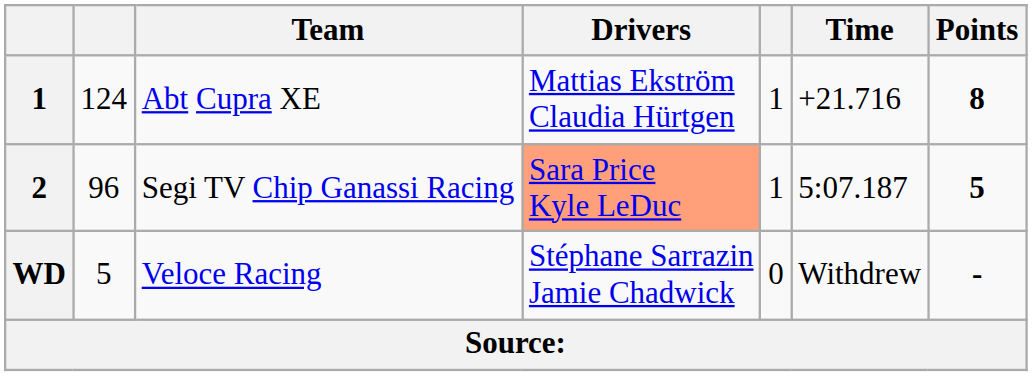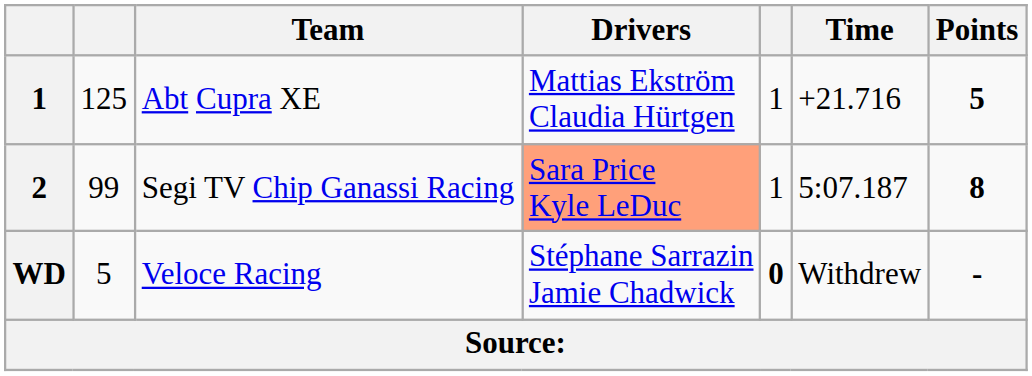(104, 99) 124 -> (104, 99) 125
(977, 99) 8 -> (977, 99) 5
(104, 186) 96 -> (104, 186) 99
(977, 186) 5 -> (977, 186) 8
(776, 274) normal -> (776, 274) bold
